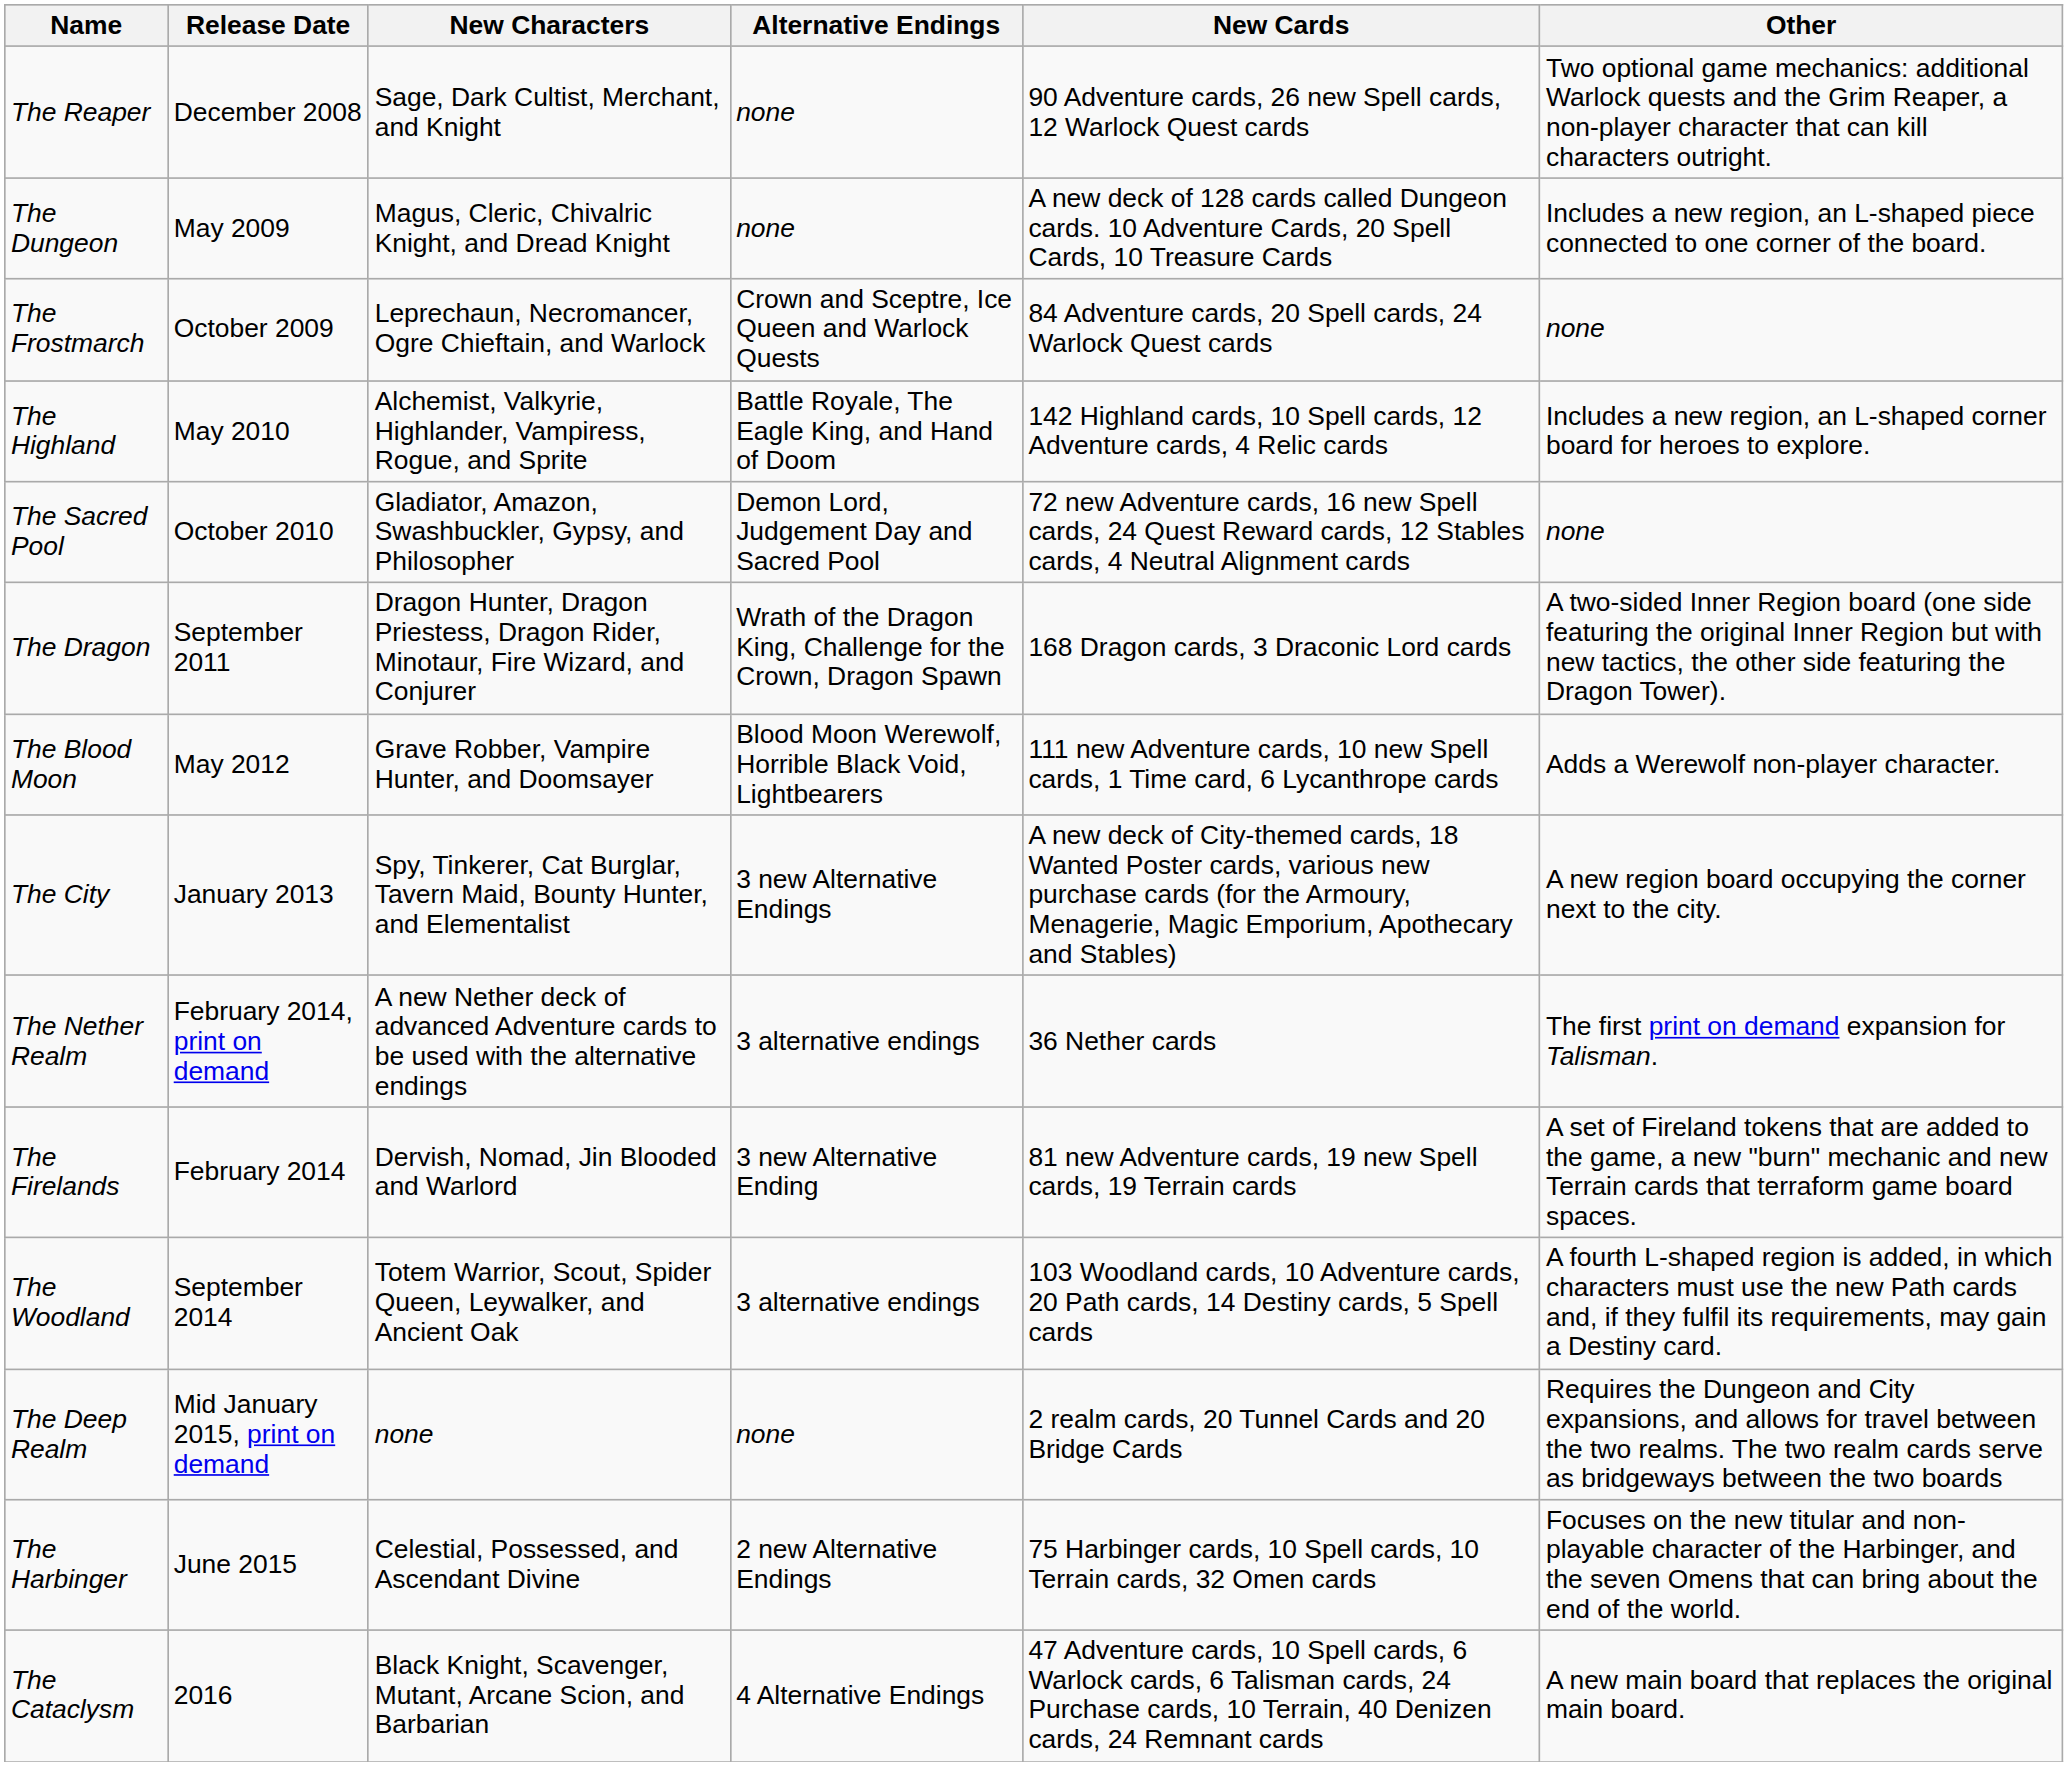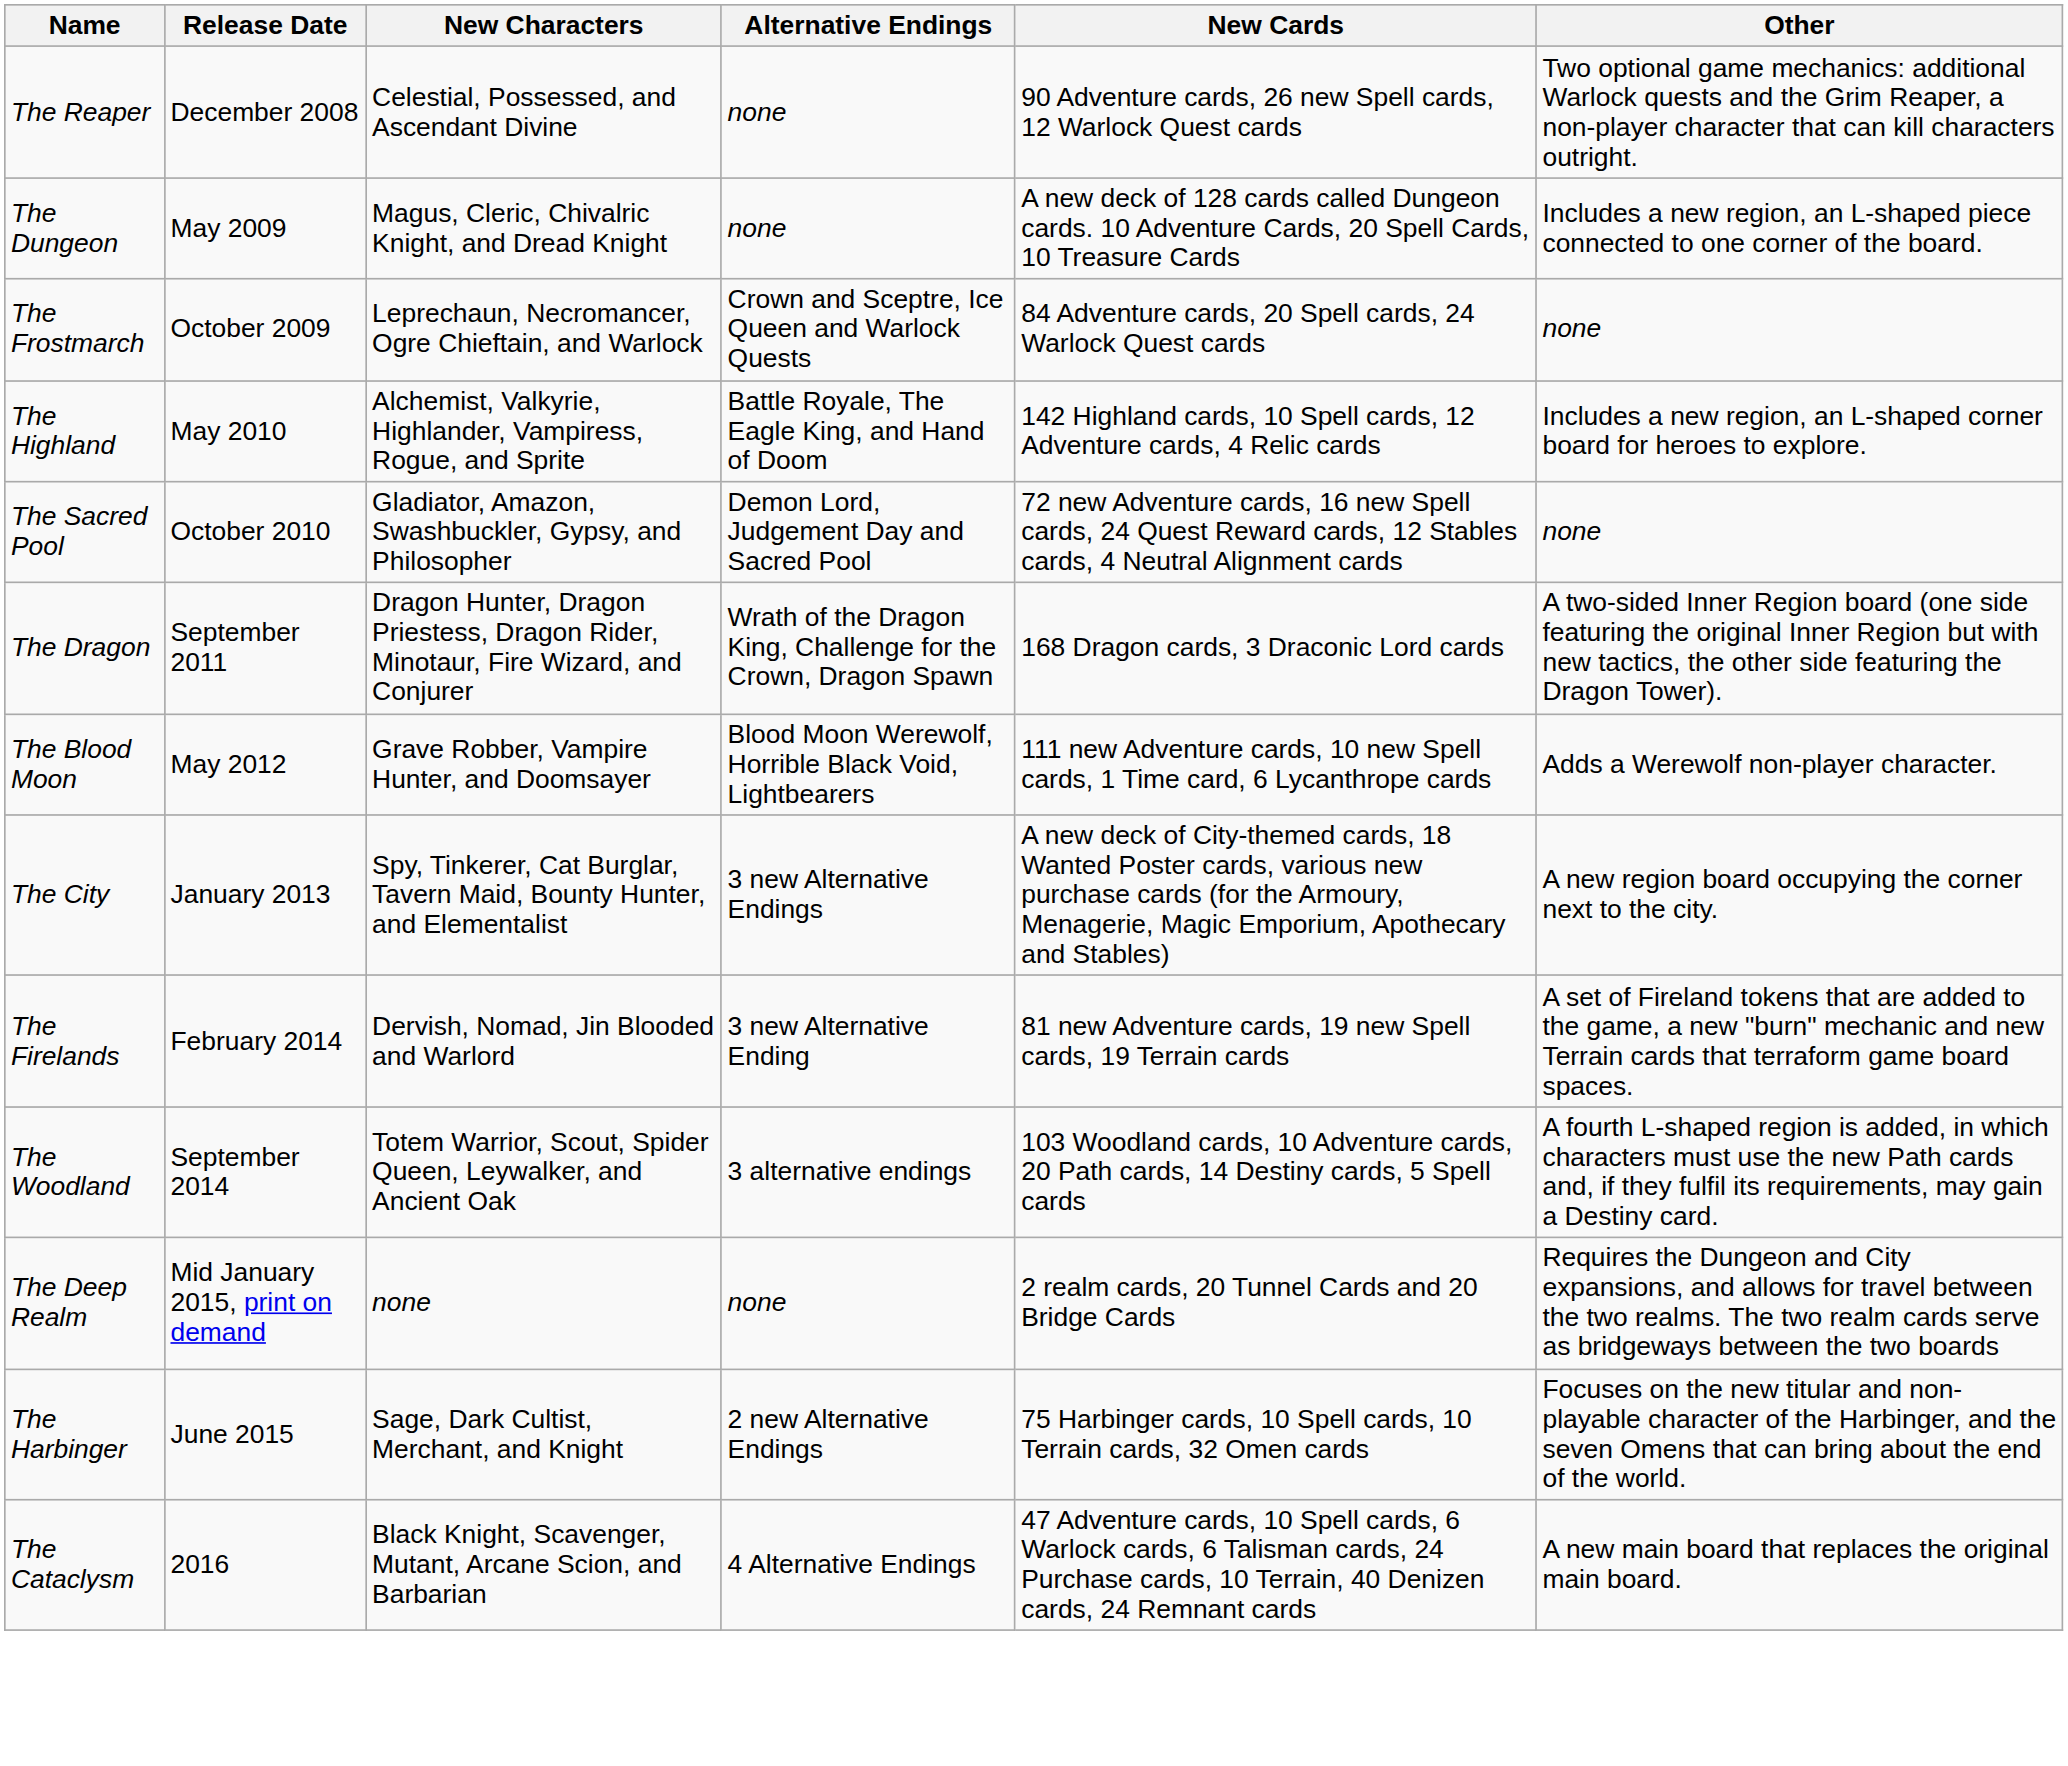(547, 111) Sage, Dark Cultist, Merchant, and Knight -> (524, 111) Celestial, Possessed, and Ascendant Divine
- row: (77, 1040)
(527, 1564) Celestial, Possessed, and Ascendant Divine -> (498, 1433) Sage, Dark Cultist, Merchant, and Knight
